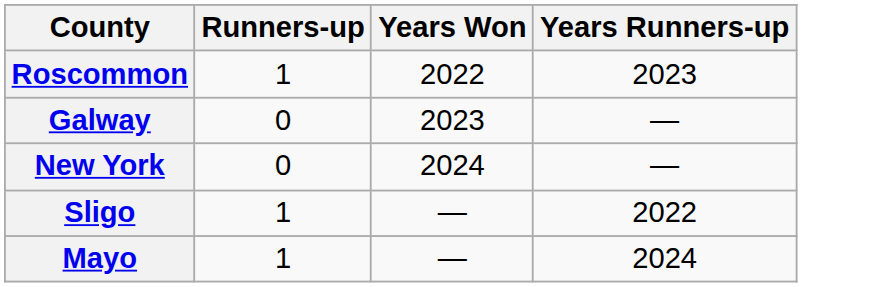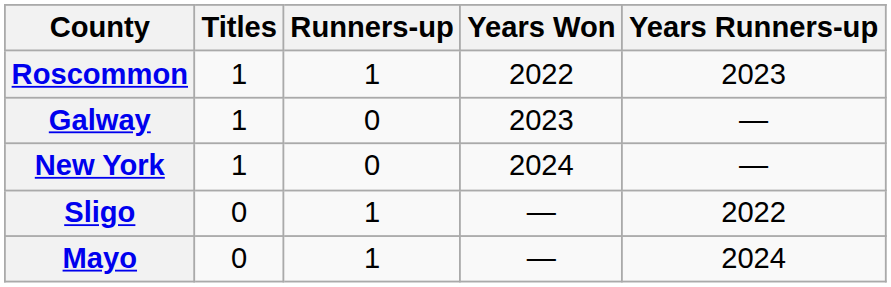+ column: (239, 27)
